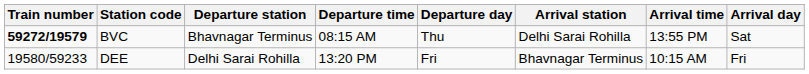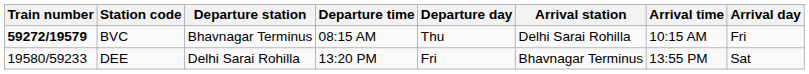(678, 36) 13:55 PM -> (678, 36) 10:15 AM
(741, 36) Sat -> (738, 36) Fri
(678, 58) 10:15 AM -> (678, 58) 13:55 PM
(738, 58) Fri -> (741, 58) Sat
